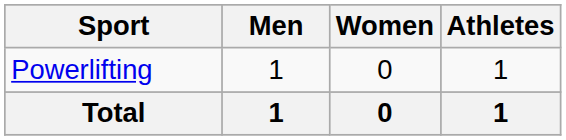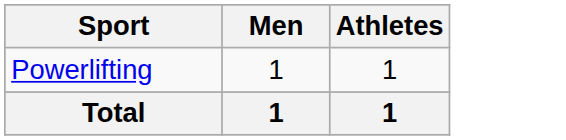- column: (385, 26)
